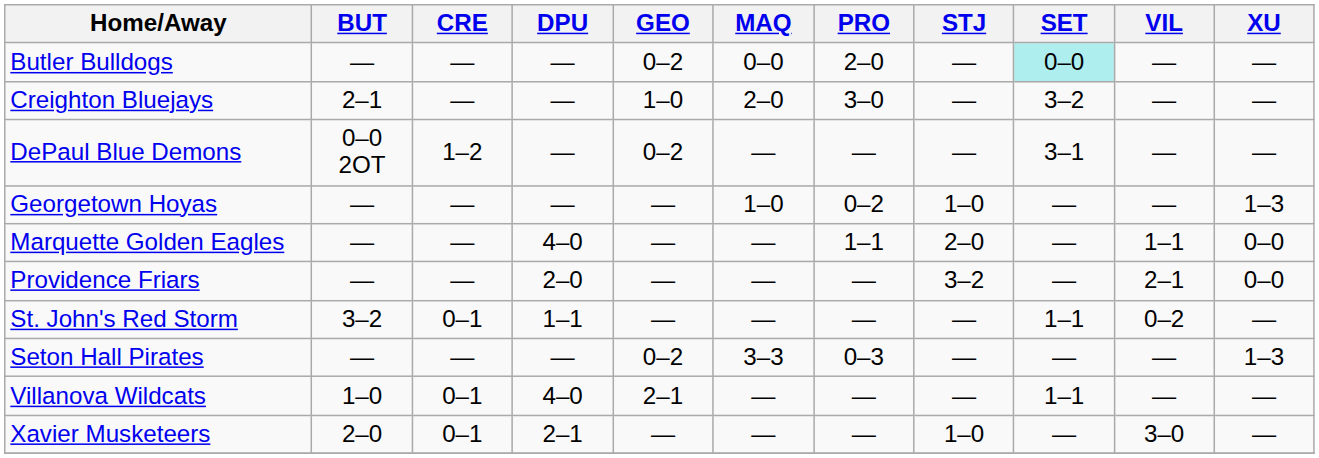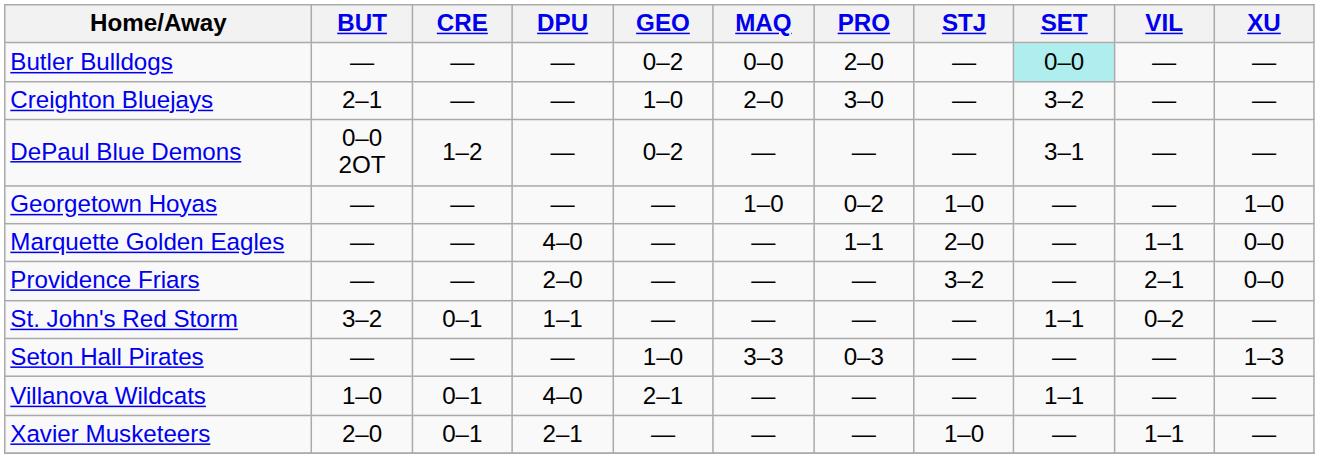(1264, 204) 1–3 -> (1264, 204) 1–0
(663, 357) 0–2 -> (663, 357) 1–0
(1164, 434) 3–0 -> (1164, 434) 1–1
